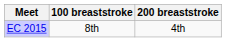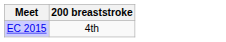- column: (92, 12)
